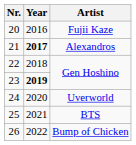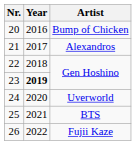(90, 30) Fujii Kaze -> (90, 30) Bump of Chicken
(37, 47) bold -> (37, 47) normal
(90, 132) Bump of Chicken -> (90, 132) Fujii Kaze
